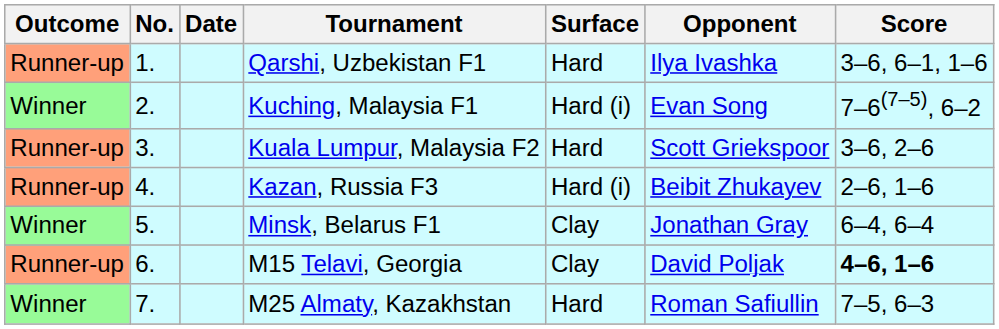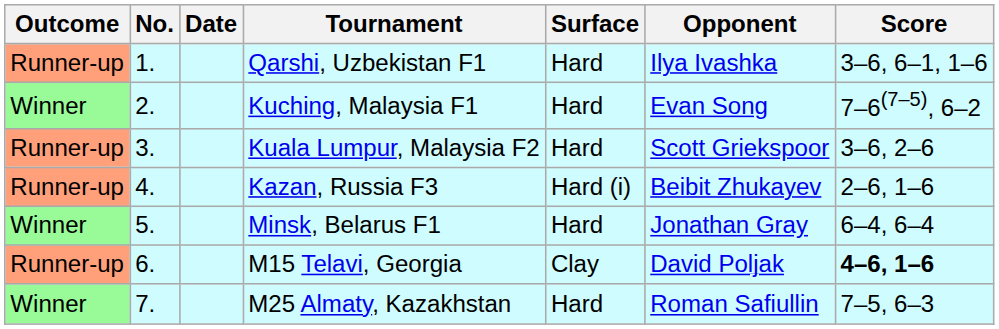(591, 104) Hard (i) -> (577, 104) Hard
(575, 225) Clay -> (577, 225) Hard
